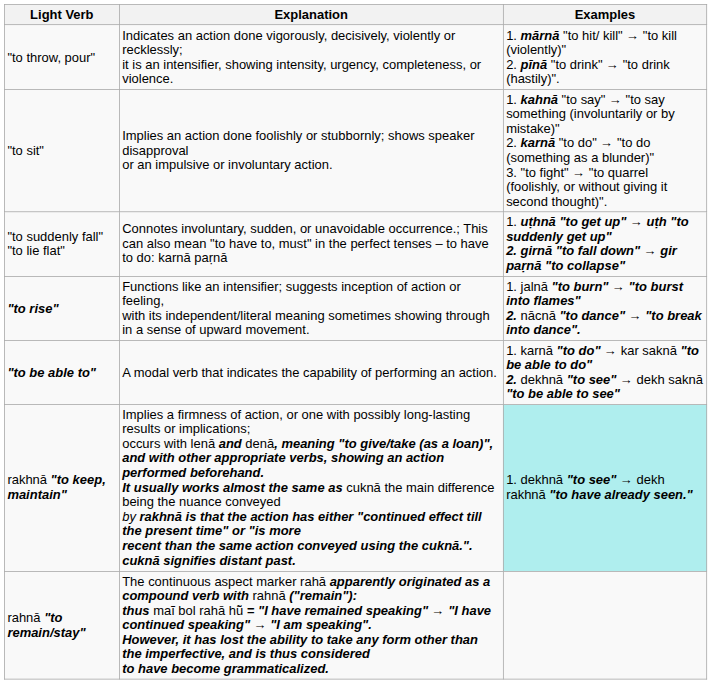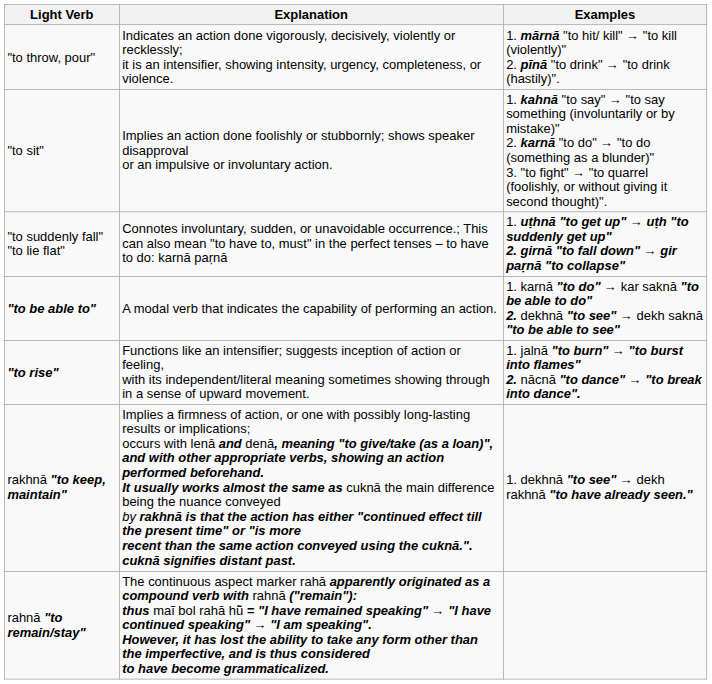rows swapped: (33, 308) <-> (52, 372)
(599, 488) paleturquoise background -> (599, 488) no background
